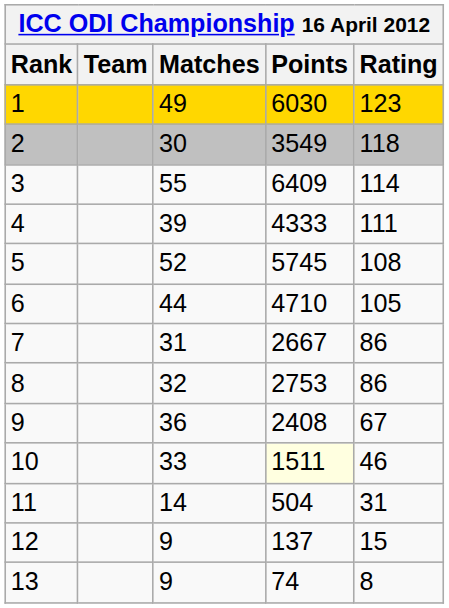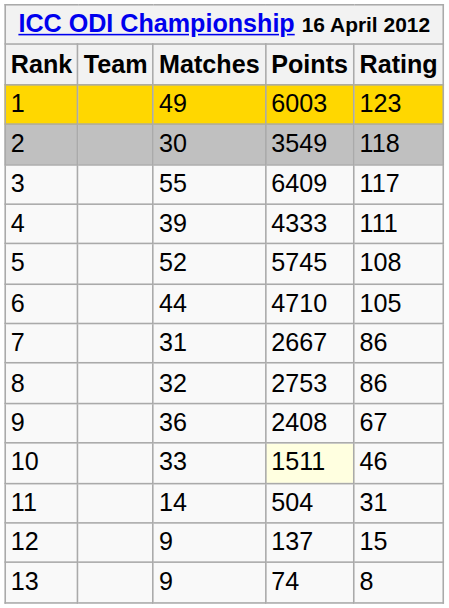(299, 104) 6030 -> (299, 104) 6003
(380, 183) 114 -> (380, 183) 117
